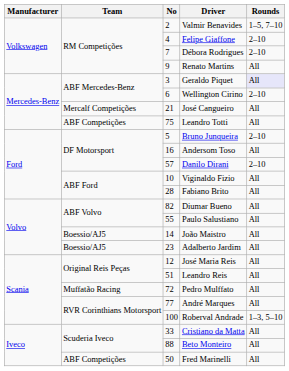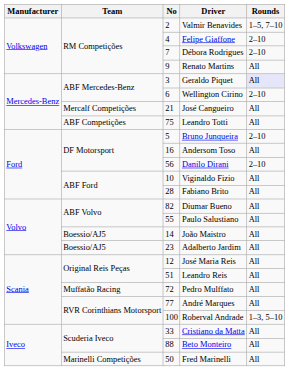(170, 164) 57 -> (170, 164) 56
(94, 358) ABF Competições -> (102, 358) Marinelli Competições
